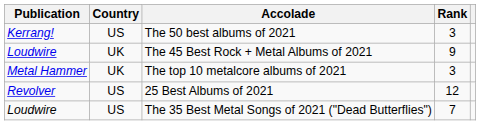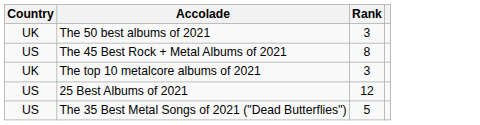- column: (47, 14)
(116, 33) US -> (30, 33) UK
(116, 52) UK -> (30, 52) US
(452, 52) 9 -> (367, 52) 8
(452, 110) 7 -> (367, 110) 5
